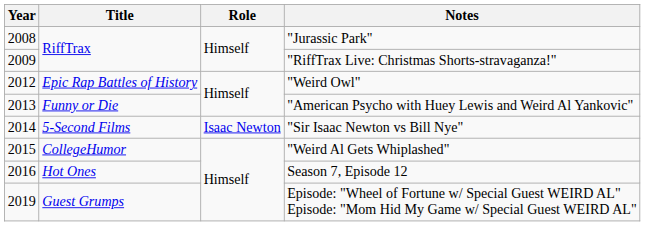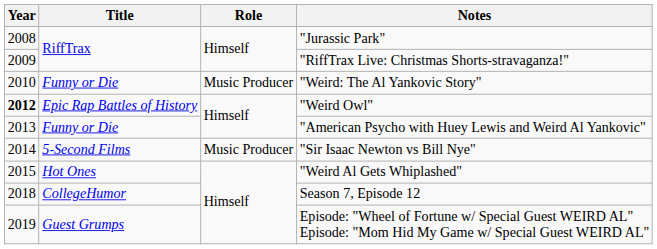+ row: (391, 82)
(22, 82) normal -> (22, 104) bold
(242, 127) Isaac Newton -> (248, 149) Music Producer
(84, 149) CollegeHumor -> (69, 171) Hot Ones
(22, 171) 2016 -> (22, 194) 2018
(69, 171) Hot Ones -> (84, 194) CollegeHumor
